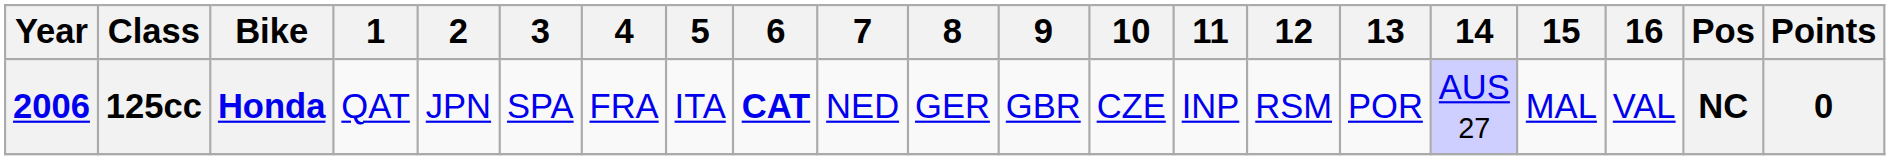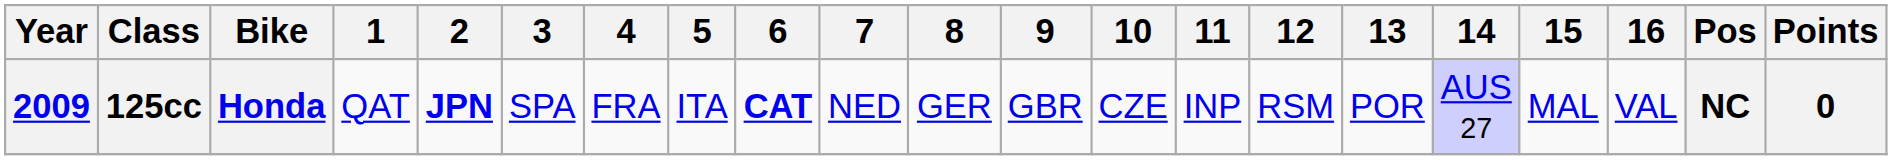(51, 106) 2006 -> (51, 106) 2009
(458, 106) normal -> (459, 106) bold
